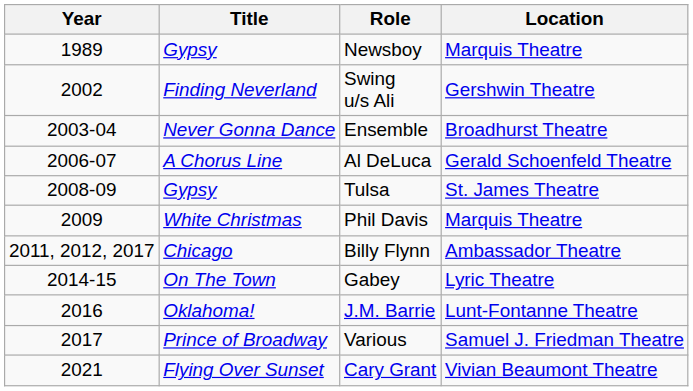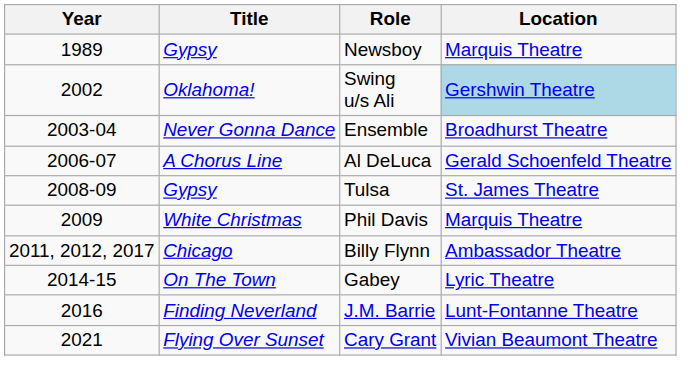(240, 89) Finding Neverland -> (209, 89) Oklahoma!
(520, 89) no background -> (520, 89) lightblue background
(209, 310) Oklahoma! -> (240, 310) Finding Neverland
- row: (375, 340)
